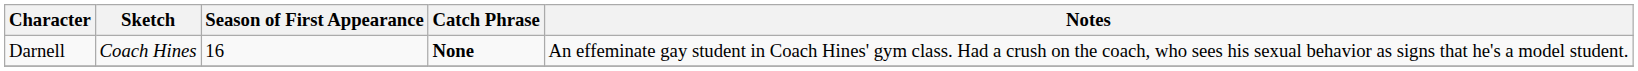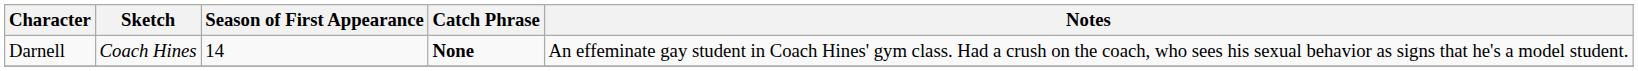(215, 50) 16 -> (215, 50) 14
